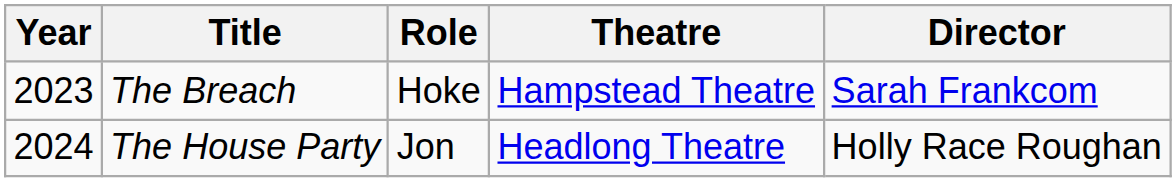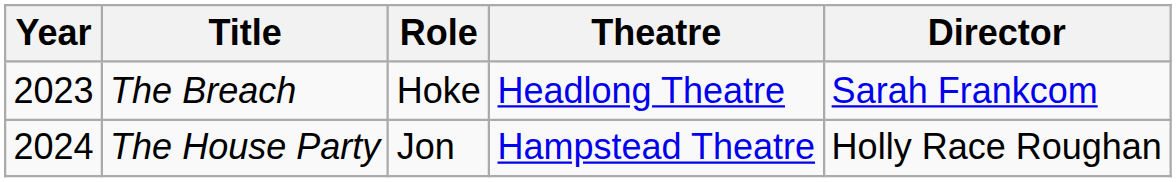(656, 90) Hampstead Theatre -> (641, 90) Headlong Theatre
(641, 147) Headlong Theatre -> (656, 147) Hampstead Theatre
